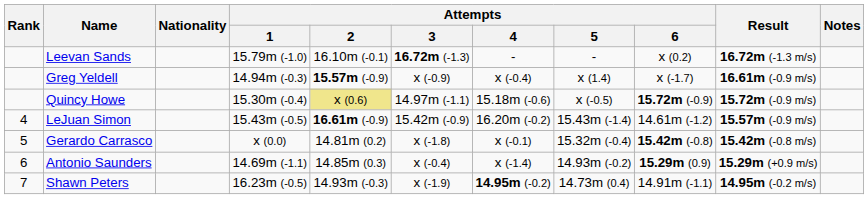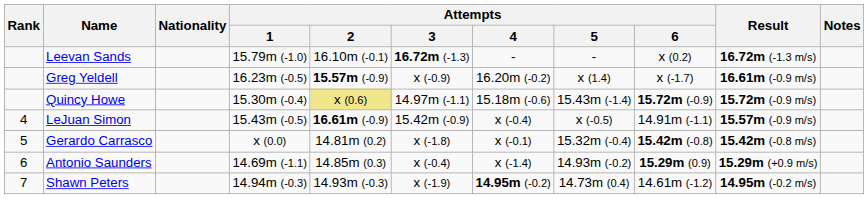(270, 78) 14.94m (-0.3) -> (270, 78) 16.23m (-0.5)
(513, 78) x (-0.4) -> (513, 78) 16.20m (-0.2)
(594, 99) x (-0.5) -> (594, 99) 15.43m (-1.4)
(513, 120) 16.20m (-0.2) -> (513, 120) x (-0.4)
(594, 120) 15.43m (-1.4) -> (594, 120) x (-0.5)
(675, 120) 14.61m (-1.2) -> (675, 120) 14.91m (-1.1)
(270, 183) 16.23m (-0.5) -> (270, 183) 14.94m (-0.3)
(675, 183) 14.91m (-1.1) -> (675, 183) 14.61m (-1.2)
